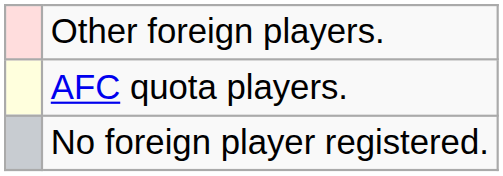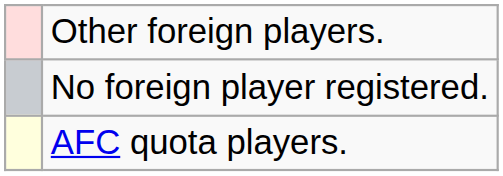rows swapped: (199, 87) <-> (270, 142)
